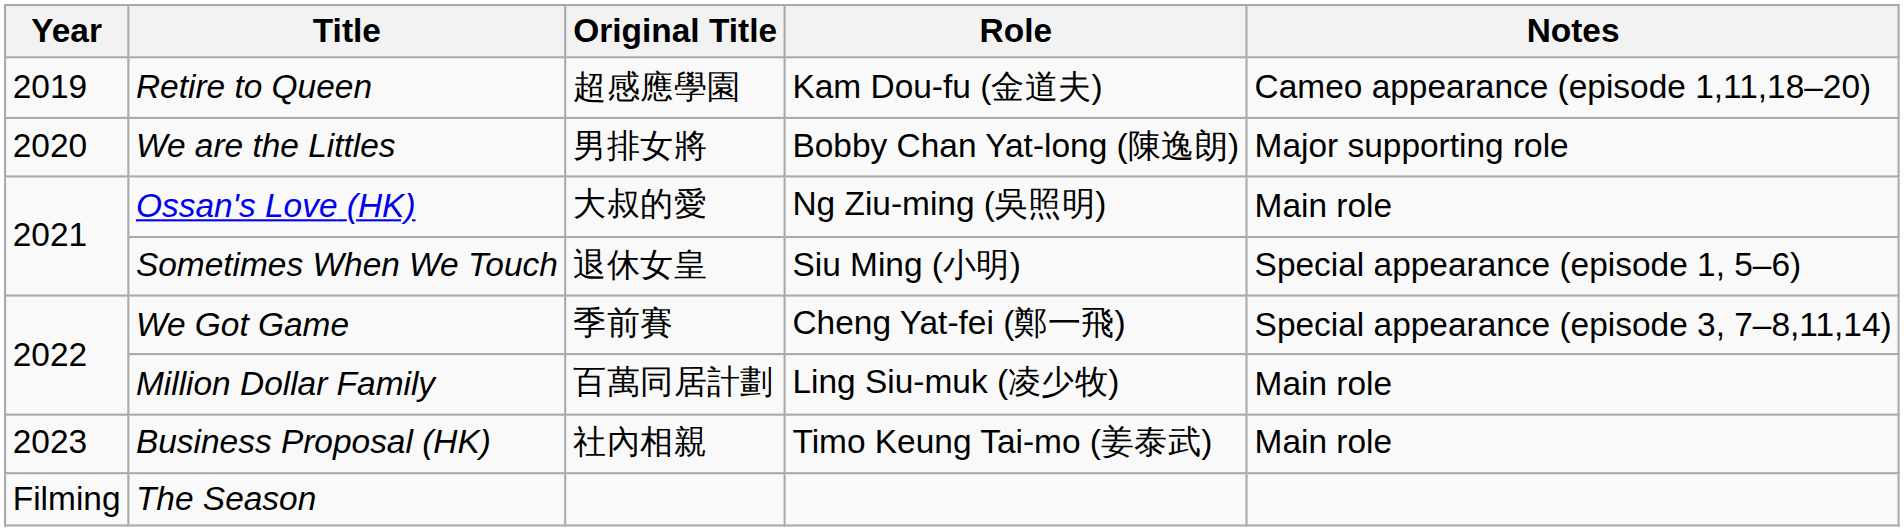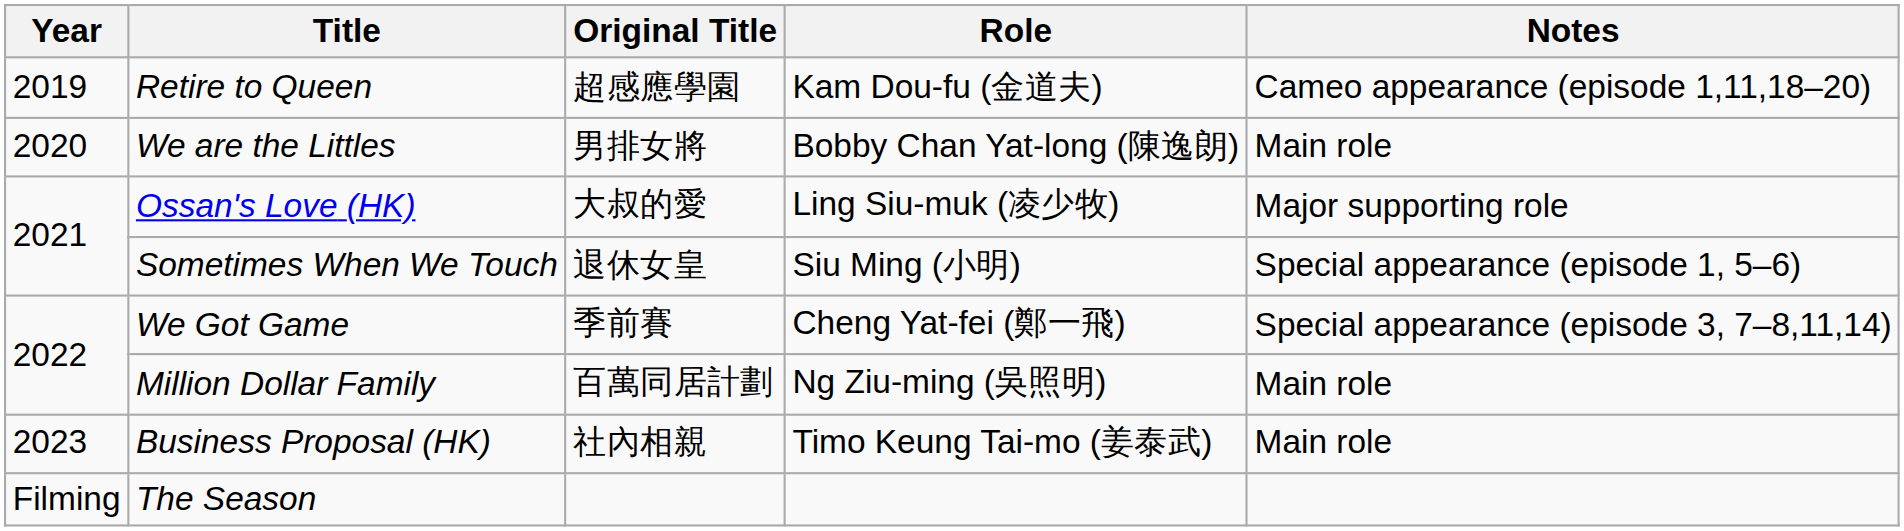(1412, 146) Major supporting role -> (1323, 146) Main role
(949, 204) Ng Ziu-ming (吳照明) -> (956, 204) Ling Siu-muk (凌少牧)
(1323, 205) Main role -> (1412, 205) Major supporting role
(956, 382) Ling Siu-muk (凌少牧) -> (949, 382) Ng Ziu-ming (吳照明)
